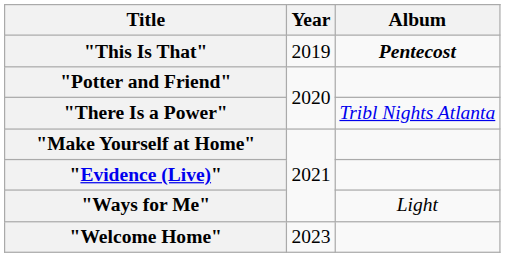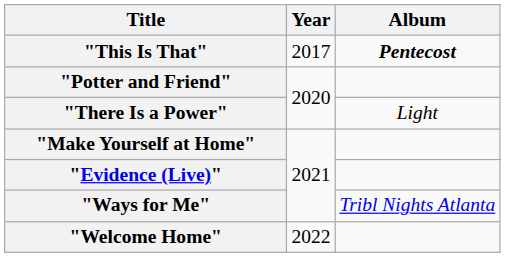(311, 50) 2019 -> (311, 50) 2017
(417, 112) Tribl Nights Atlanta -> (417, 112) Light
(417, 205) Light -> (417, 205) Tribl Nights Atlanta
(311, 236) 2023 -> (311, 236) 2022
